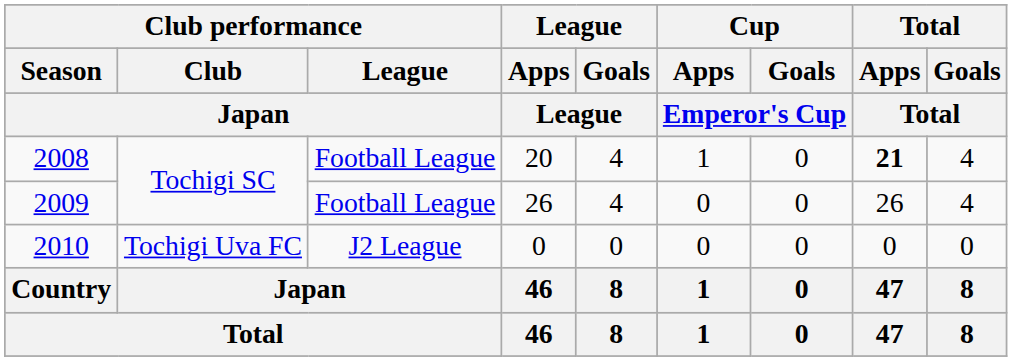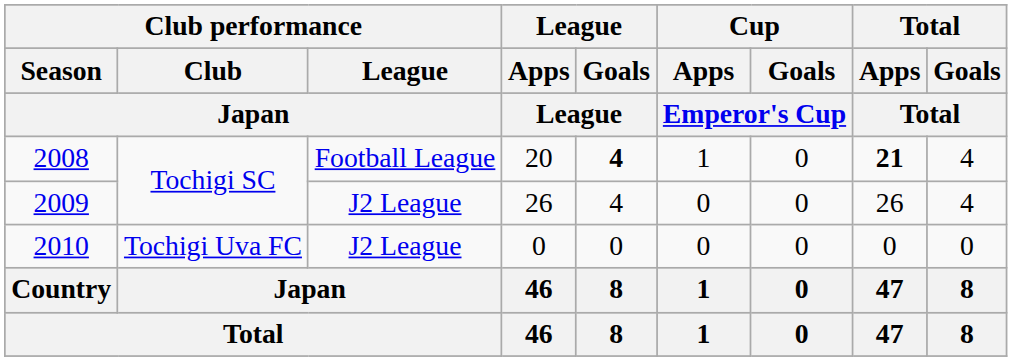(616, 158) normal -> (616, 158) bold
(405, 202) Football League -> (405, 202) J2 League
